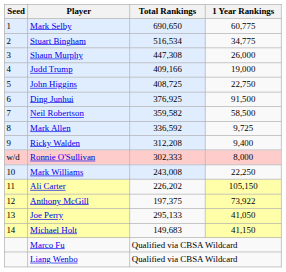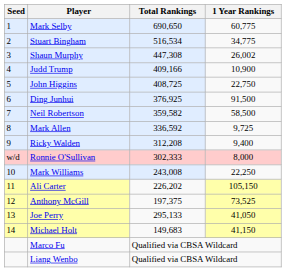(243, 55) 26,000 -> (243, 55) 26,002
(243, 69) 19,000 -> (243, 69) 10,900
(243, 200) 73,922 -> (243, 200) 73,525
